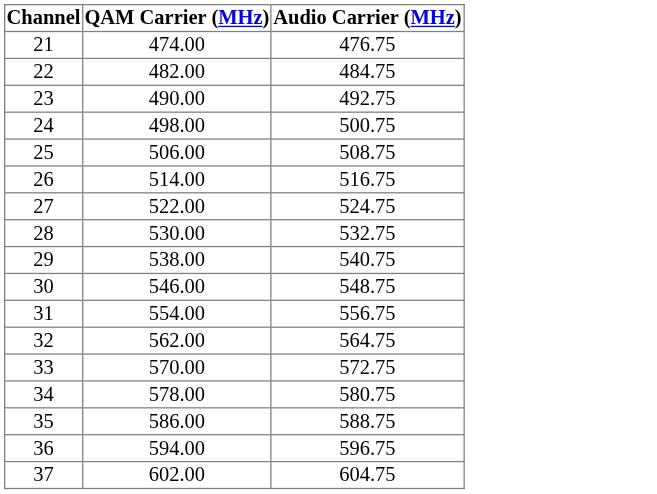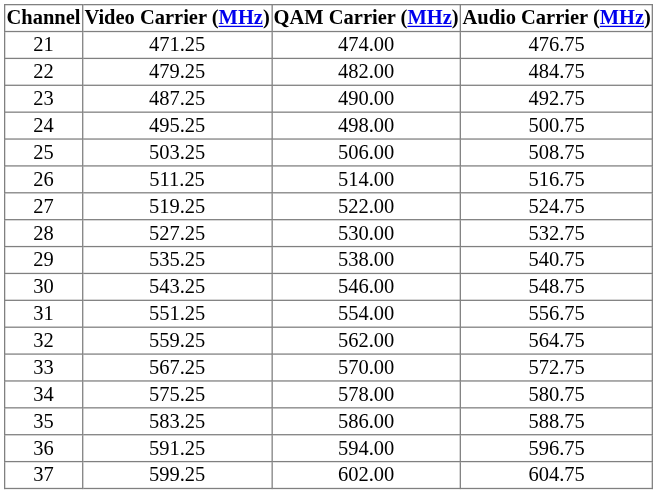+ column: (177, 17)
